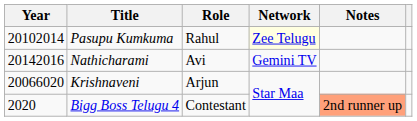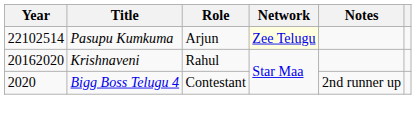(36, 37) 20102014 -> (36, 37) 22102514
(202, 37) Rahul -> (202, 37) Arjun
- row: (110, 60)
(36, 82) 20066020 -> (36, 60) 20162020
(202, 82) Arjun -> (202, 60) Rahul
(363, 104) lightsalmon background -> (362, 82) no background
